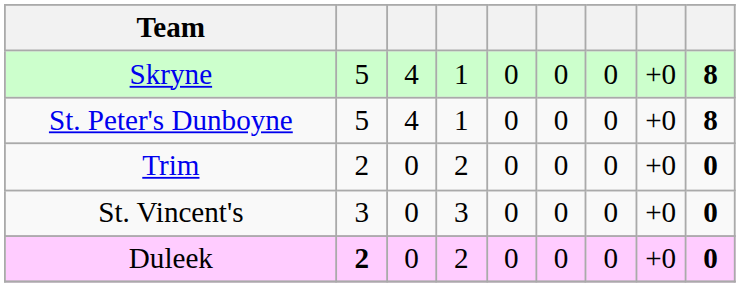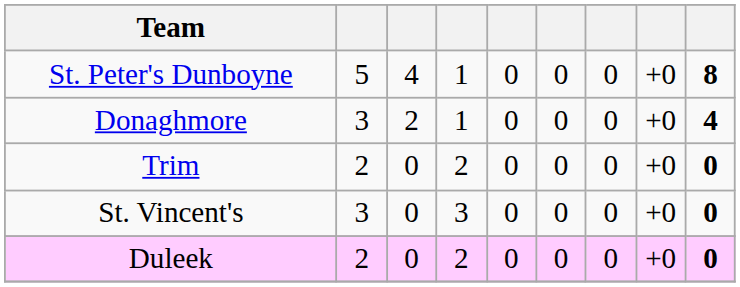- row: (171, 73)
+ row: (171, 119)
(362, 258) bold -> (362, 258) normal
